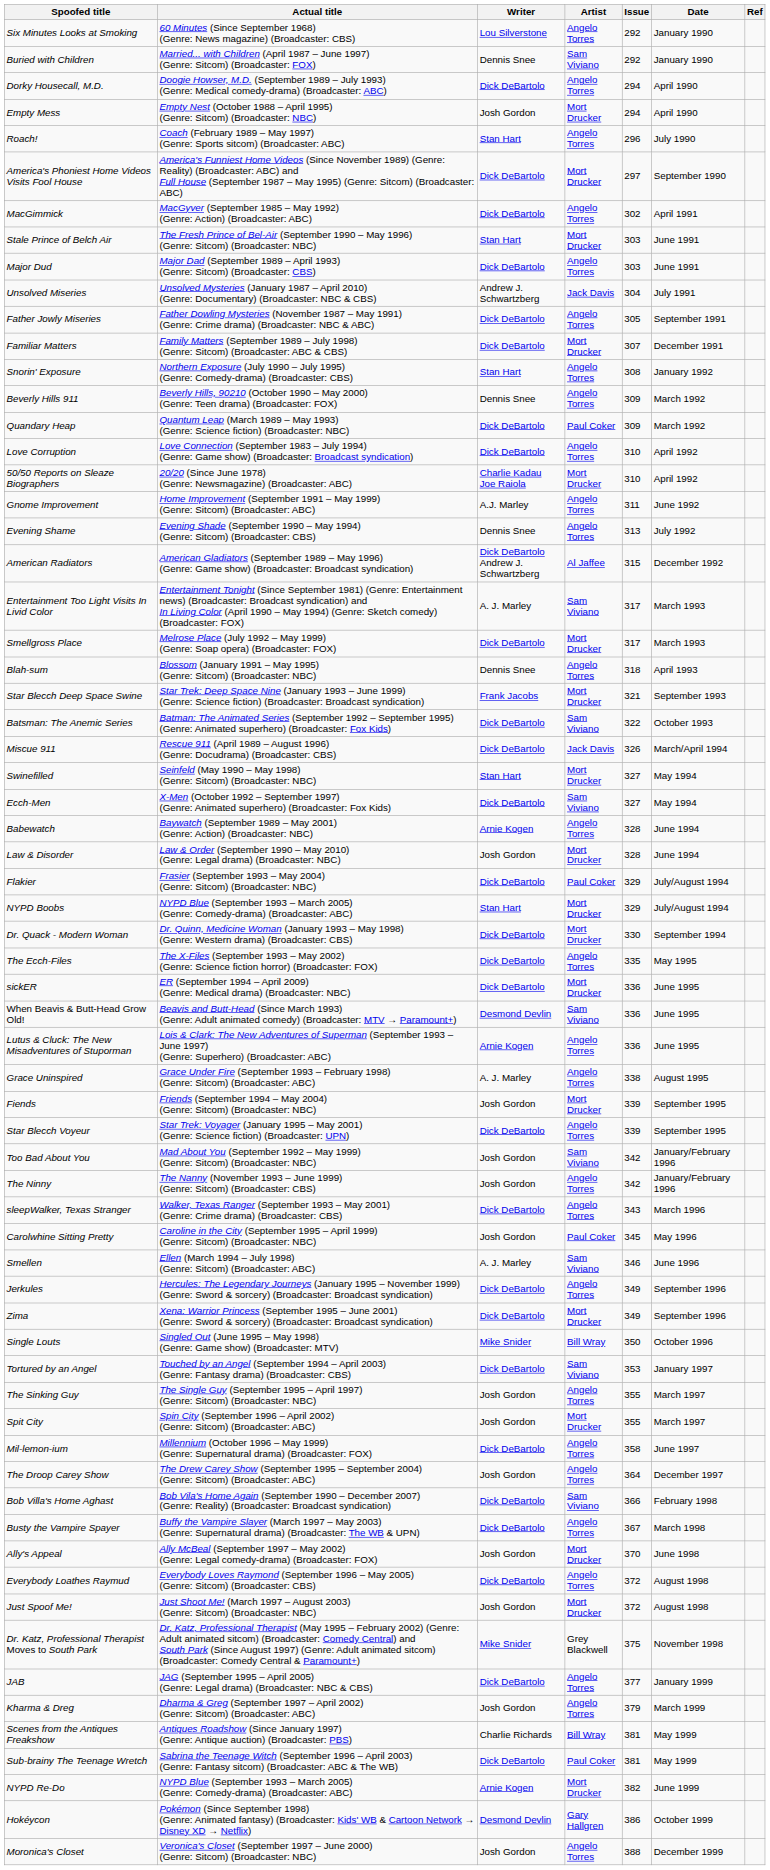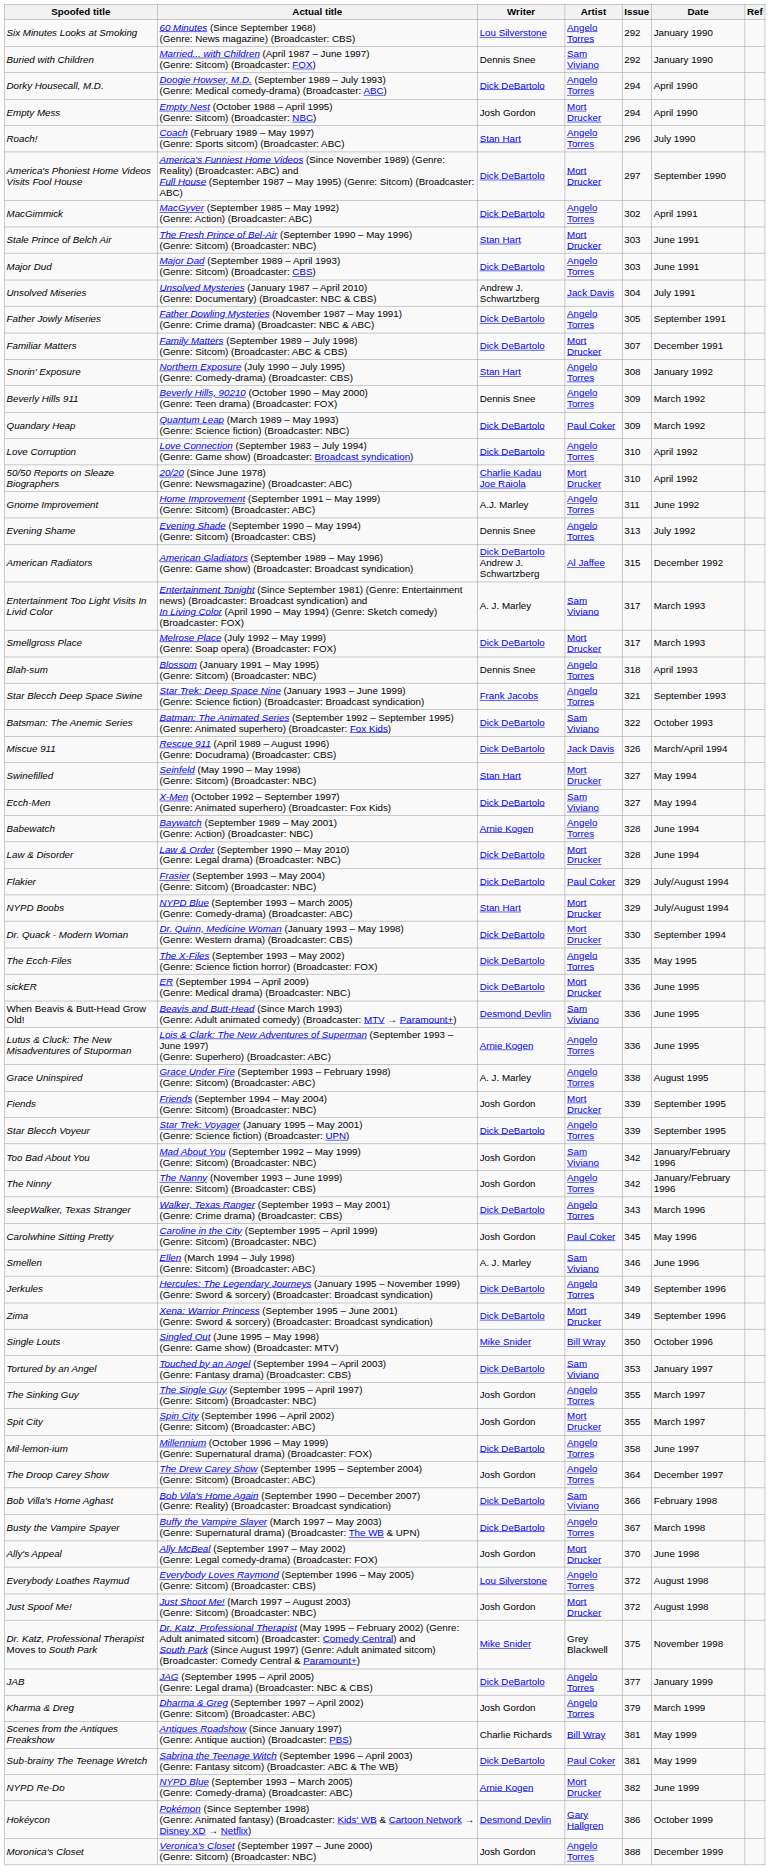(584, 696) Mort Drucker -> (582, 696) Angelo Torres
(508, 855) Josh Gordon -> (512, 855) Dick DeBartolo
(512, 1580) Dick DeBartolo -> (513, 1580) Lou Silverstone
